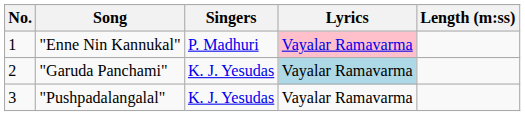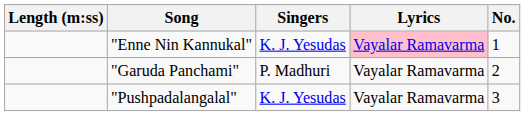columns swapped: (20, 17) <-> (468, 17)
(223, 44) P. Madhuri -> (303, 44) K. J. Yesudas
(231, 71) K. J. Yesudas -> (295, 71) P. Madhuri
(347, 71) lightblue background -> (419, 71) no background
